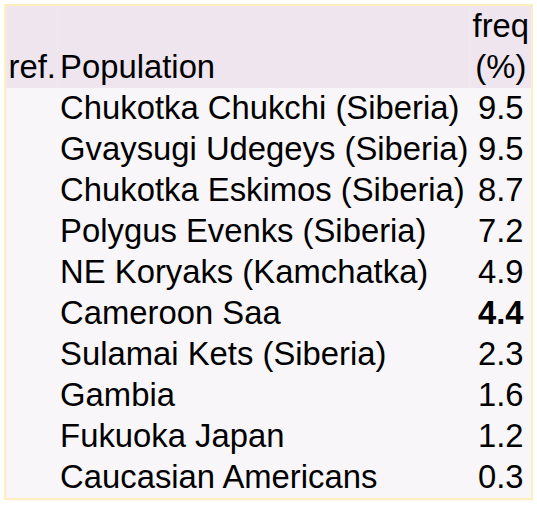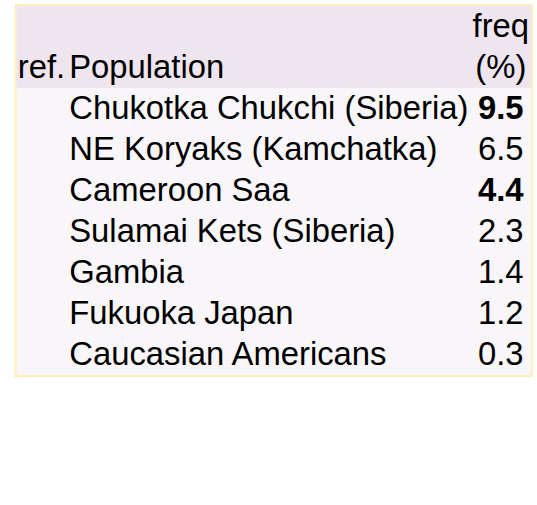(501, 108) normal -> (501, 108) bold
- row: (264, 149)
- row: (262, 190)
- row: (243, 231)
(501, 272) 4.9 -> (501, 149) 6.5
(501, 395) 1.6 -> (501, 272) 1.4
